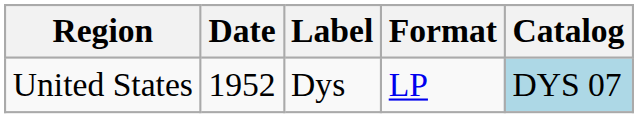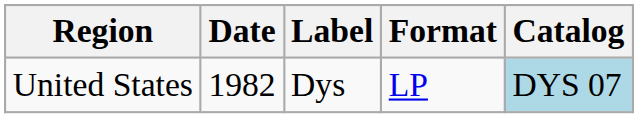(242, 84) 1952 -> (242, 84) 1982
